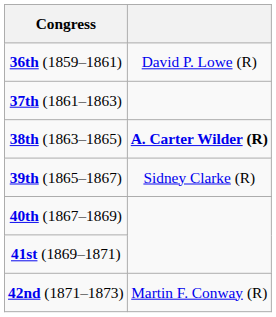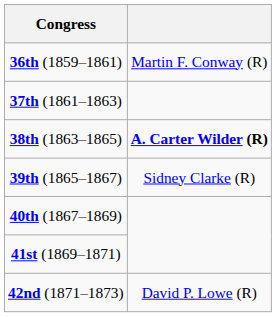(199, 62) David P. Lowe (R) -> (199, 62) Martin F. Conway (R)
(199, 292) Martin F. Conway (R) -> (199, 292) David P. Lowe (R)
